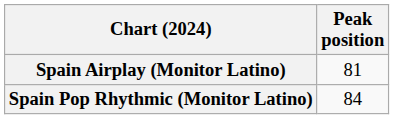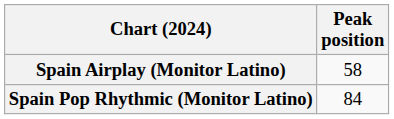(353, 69) 81 -> (353, 69) 58
